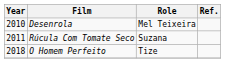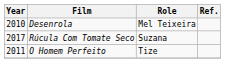(16, 37) 2011 -> (16, 37) 2017
(16, 51) 2018 -> (16, 51) 2011
